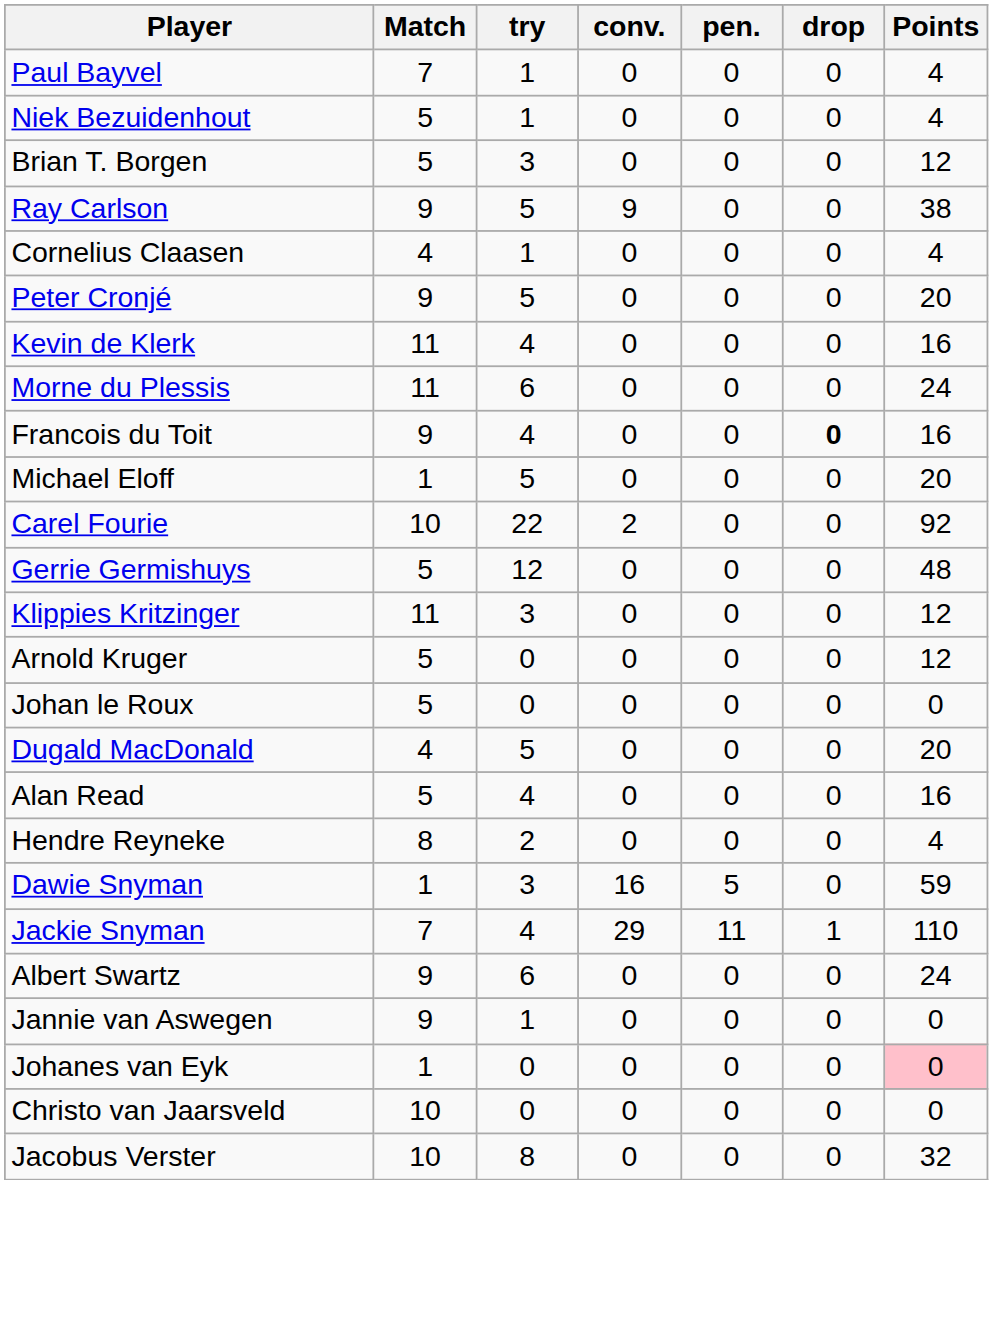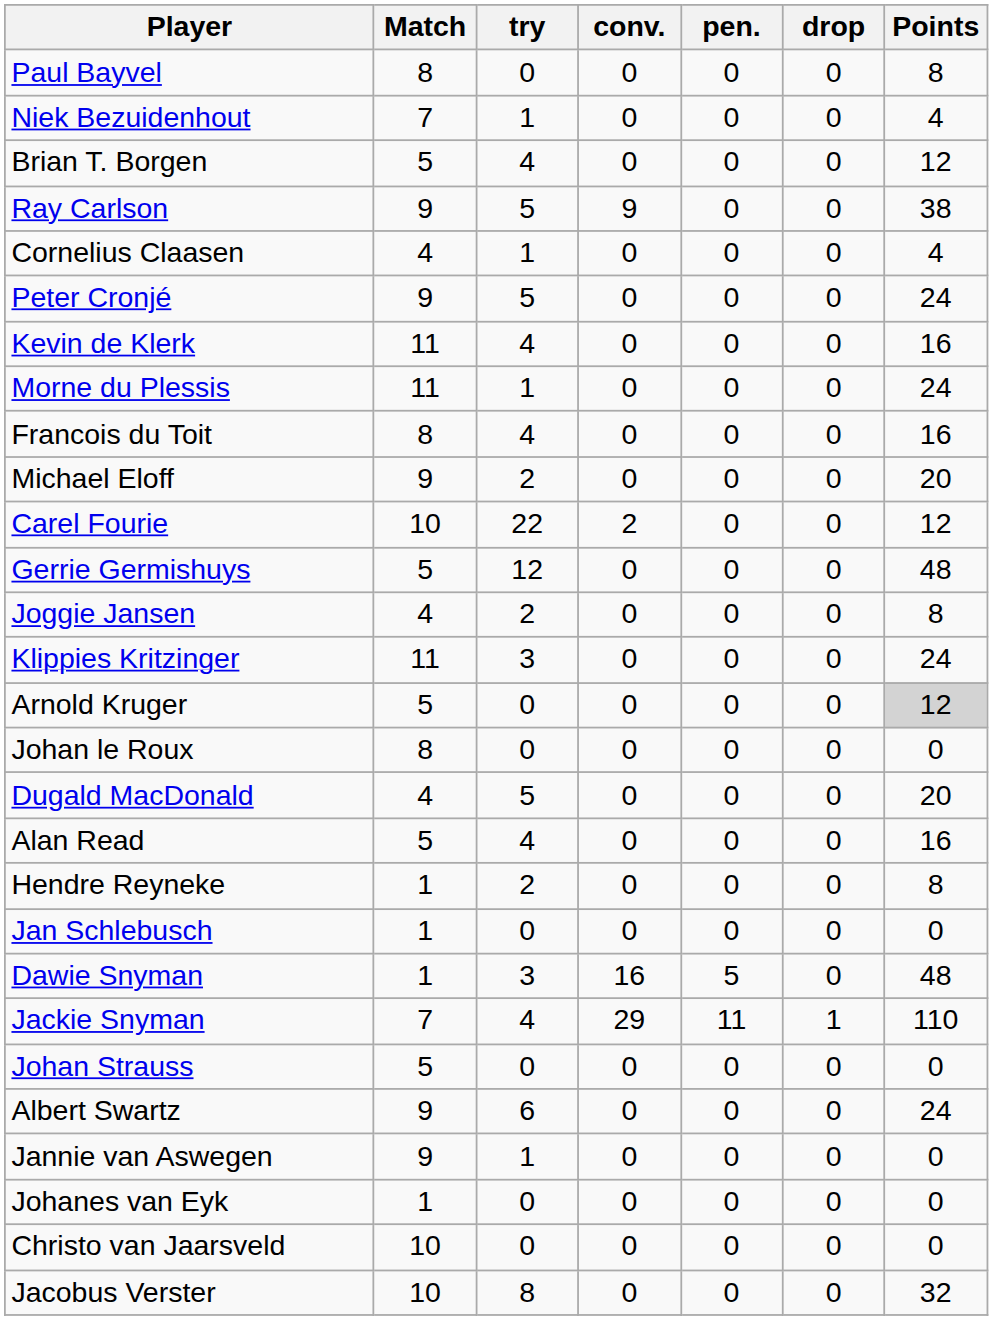(425, 72) 7 -> (425, 72) 8
(527, 72) 1 -> (527, 72) 0
(936, 72) 4 -> (936, 72) 8
(425, 117) 5 -> (425, 117) 7
(527, 162) 3 -> (527, 162) 4
(936, 298) 20 -> (936, 298) 24
(527, 388) 6 -> (527, 388) 1
(425, 433) 9 -> (425, 433) 8
(834, 433) bold -> (834, 433) normal
(425, 478) 1 -> (425, 478) 9
(527, 478) 5 -> (527, 478) 2
(936, 523) 92 -> (936, 523) 12
+ row: (103, 614)
(936, 614) 12 -> (936, 659) 24
(936, 659) no background -> (936, 704) lightgrey background
(425, 704) 5 -> (425, 749) 8
(425, 840) 8 -> (425, 885) 1
(936, 840) 4 -> (936, 885) 8
+ row: (112, 930)
(936, 885) 59 -> (936, 975) 48
+ row: (102, 1065)
(936, 1065) pink background -> (936, 1201) no background
